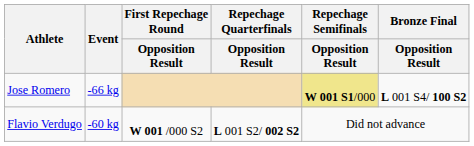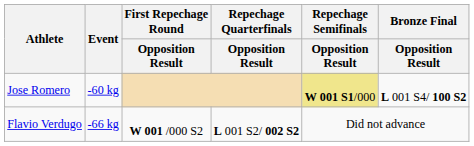(103, 90) -66 kg -> (103, 90) -60 kg
(103, 124) -60 kg -> (103, 124) -66 kg
